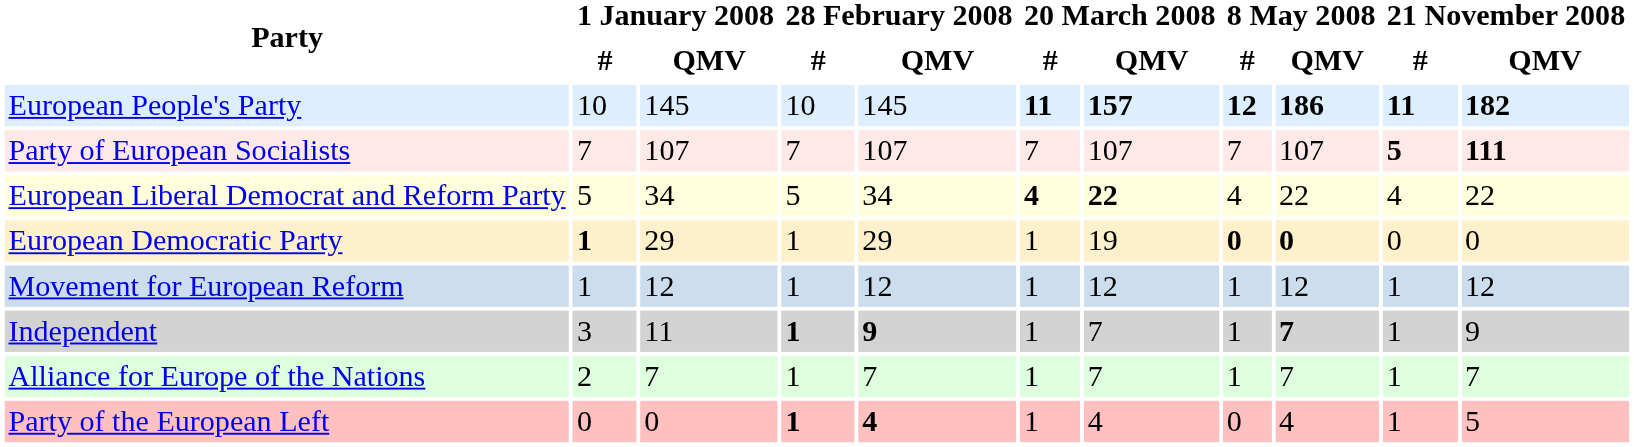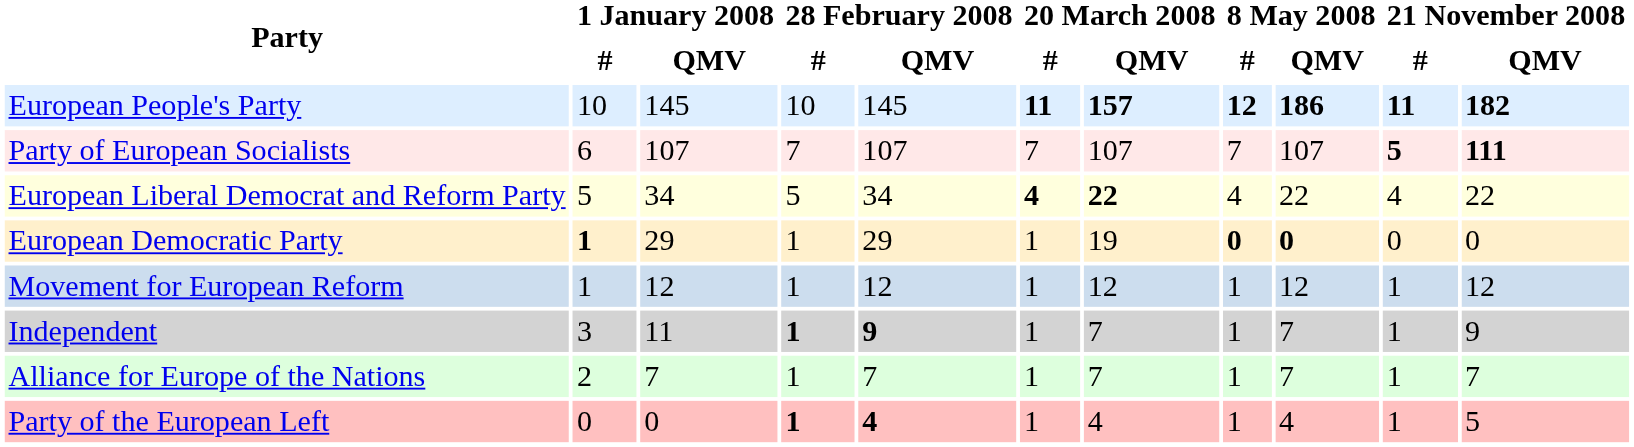(584, 150) 7 -> (584, 150) 6
(1286, 330) bold -> (1286, 330) normal
(1234, 421) 0 -> (1234, 421) 1
